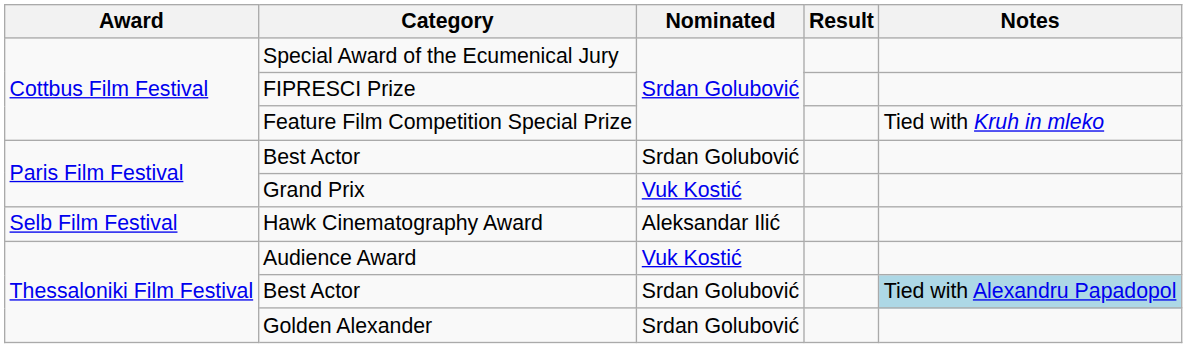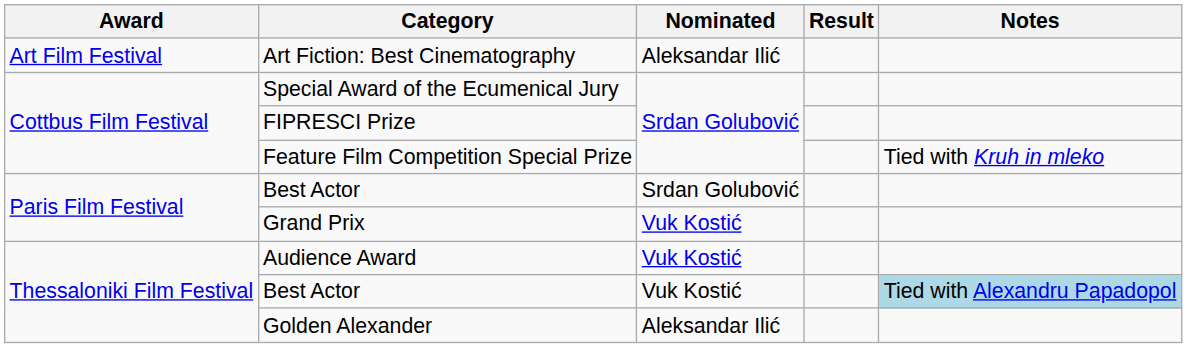+ row: (86, 55)
- row: (94, 223)
(720, 291) Srdan Golubović -> (692, 291) Vuk Kostić
(720, 325) Srdan Golubović -> (711, 325) Aleksandar Ilić
